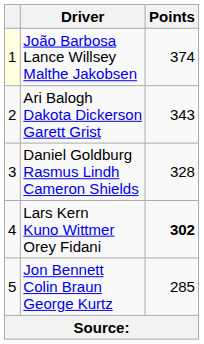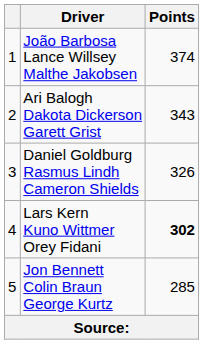(12, 57) lightyellow background -> (12, 57) no background
(182, 172) 328 -> (182, 172) 326
